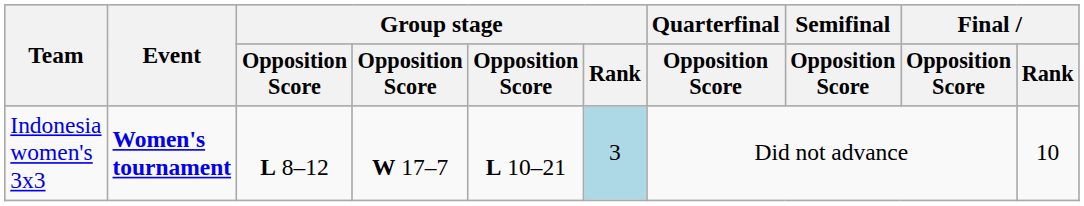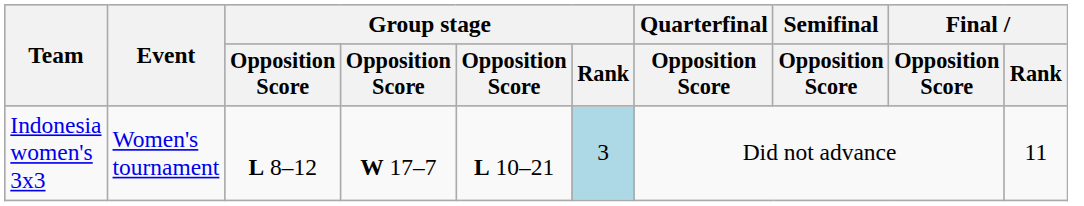(172, 153) bold -> (166, 153) normal
(1048, 153) 10 -> (1036, 153) 11
